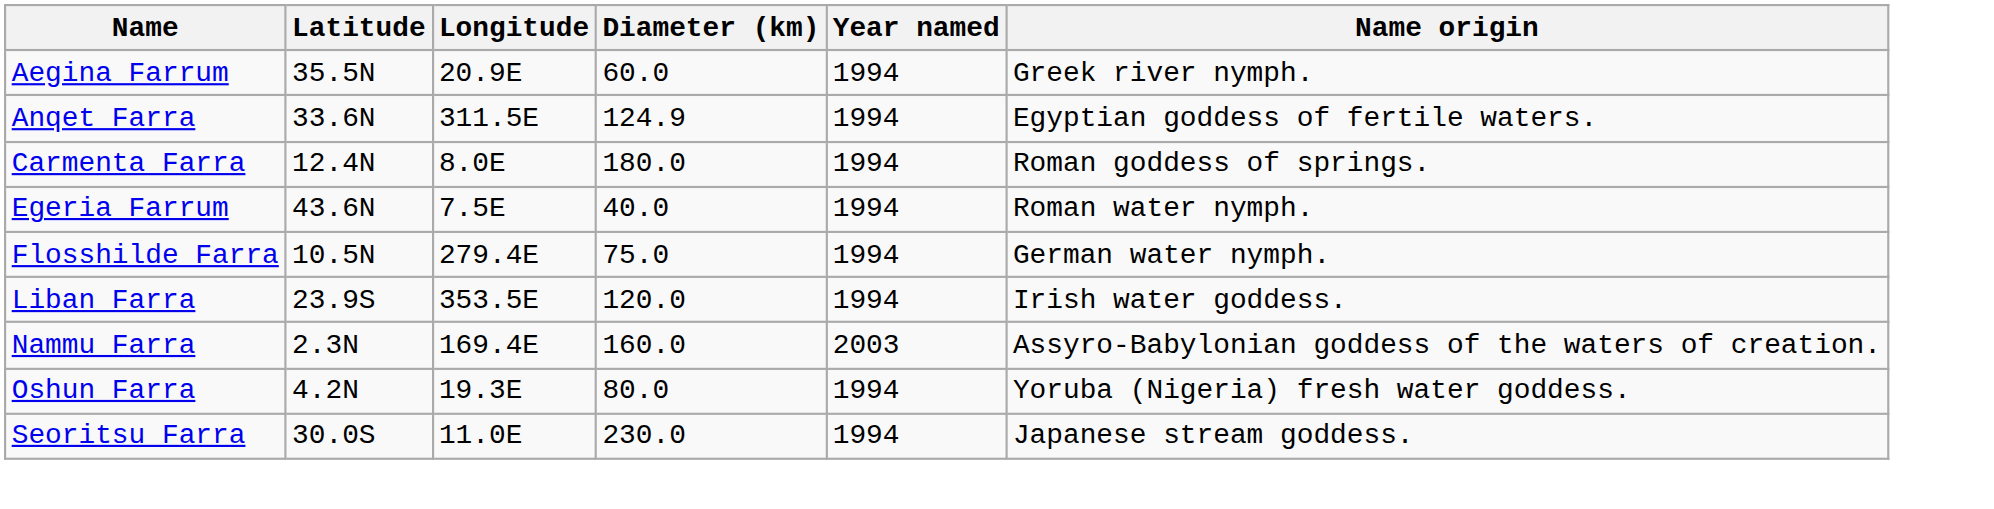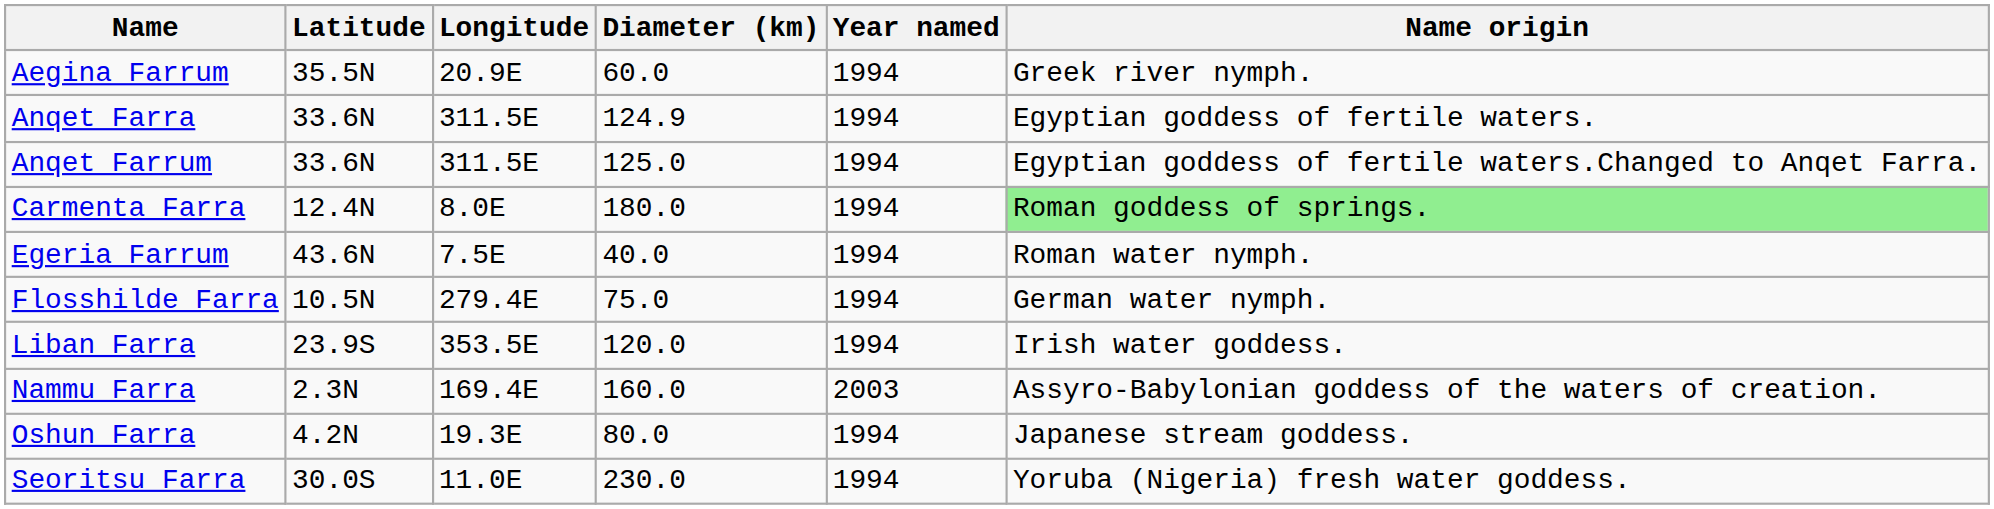+ row: (112, 164)
(1222, 164) no background -> (1222, 209) lightgreen background
(1322, 390) Yoruba (Nigeria) fresh water goddess. -> (1213, 436) Japanese stream goddess.
(1213, 436) Japanese stream goddess. -> (1322, 481) Yoruba (Nigeria) fresh water goddess.
